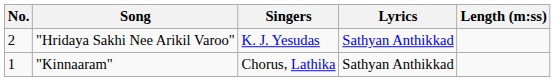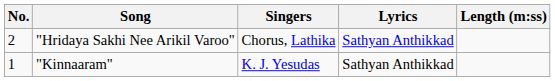(281, 40) K. J. Yesudas -> (289, 40) Chorus, Lathika
(289, 64) Chorus, Lathika -> (281, 64) K. J. Yesudas
